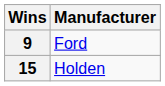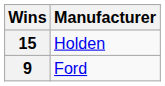rows swapped: (27, 68) <-> (27, 43)
